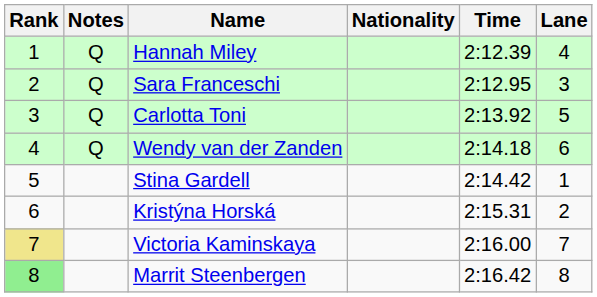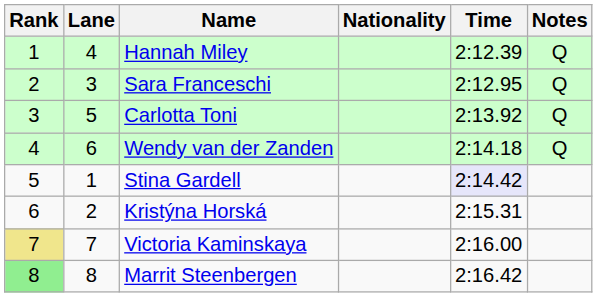columns swapped: (564, 20) <-> (96, 20)
(498, 180) no background -> (489, 180) lavender background
